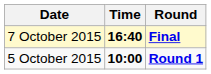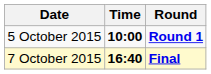rows swapped: (54, 58) <-> (54, 36)
